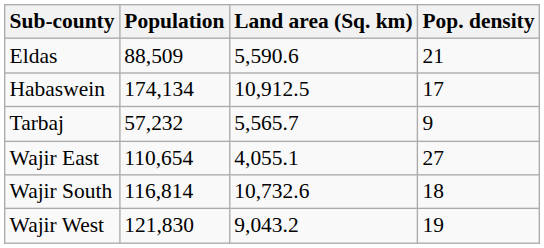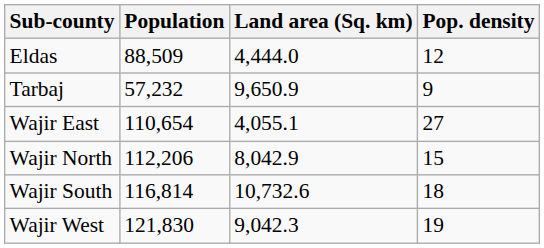(266, 55) 5,590.6 -> (266, 55) 4,444.0
(433, 55) 21 -> (433, 55) 12
- row: (57, 89)
(266, 123) 5,565.7 -> (266, 89) 9,650.9
+ row: (61, 157)
(266, 225) 9,043.2 -> (266, 225) 9,042.3
